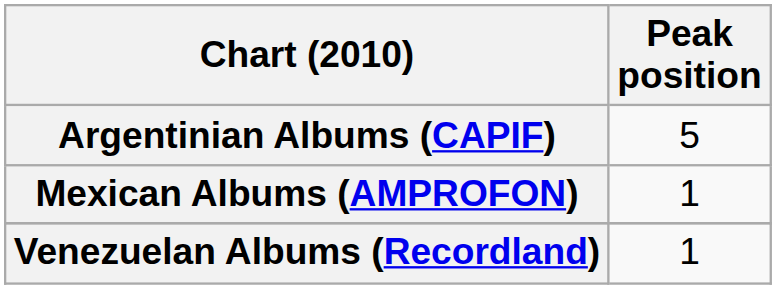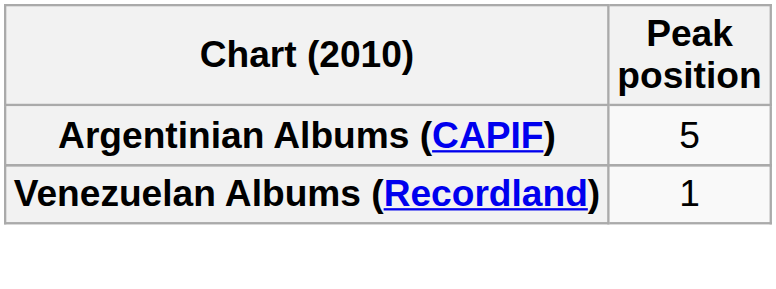- row: (307, 193)
